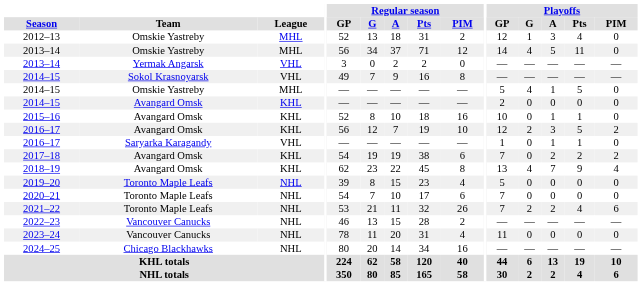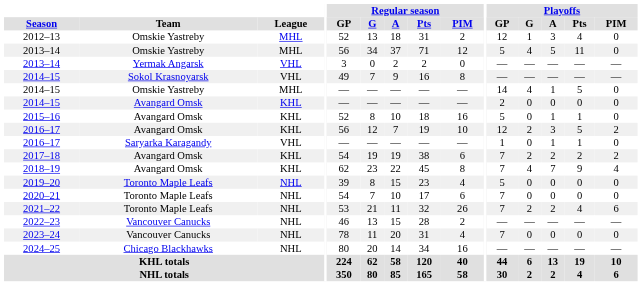(502, 50) 14 -> (502, 50) 5
(502, 89) 5 -> (502, 89) 14
(502, 116) 10 -> (502, 116) 5
(529, 155) 0 -> (529, 155) 2
(502, 169) 13 -> (502, 169) 7
(502, 235) 11 -> (502, 235) 7
